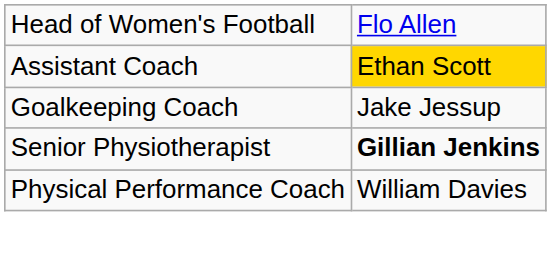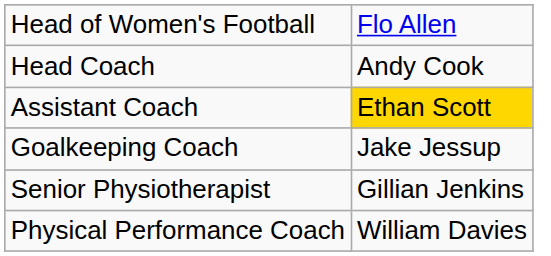+ row: (83, 66)
(448, 148) bold -> (441, 189) normal
